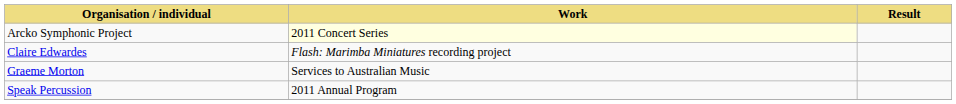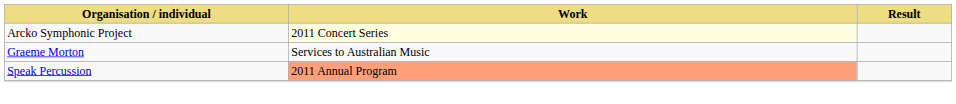- row: (47, 52)
(344, 90) no background -> (344, 71) lightsalmon background
